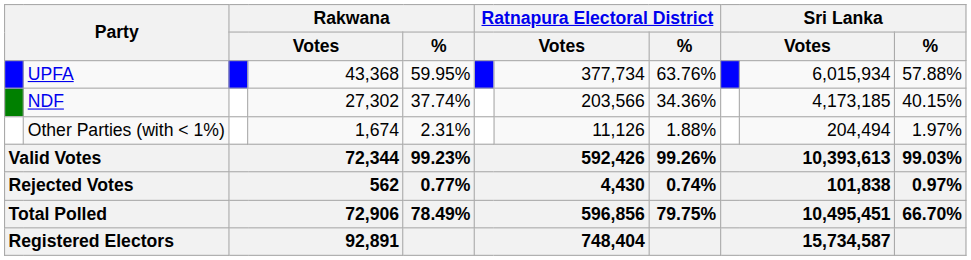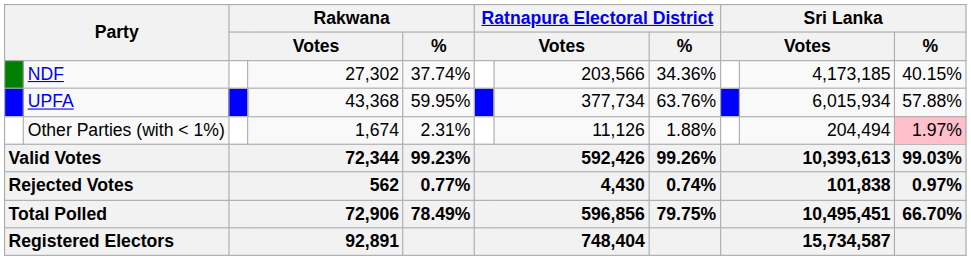rows swapped: (51, 74) <-> (46, 102)
(937, 130) no background -> (937, 130) pink background
